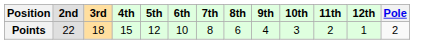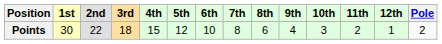+ column: (67, 13)
